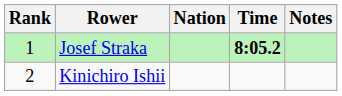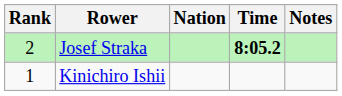(30, 47) 1 -> (30, 47) 2
(30, 76) 2 -> (30, 76) 1
